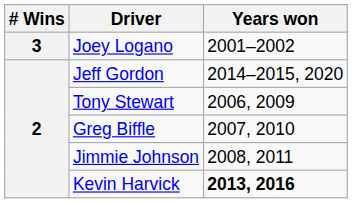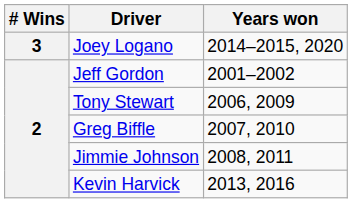(251, 46) 2001–2002 -> (275, 46) 2014–2015, 2020
(275, 74) 2014–2015, 2020 -> (251, 74) 2001–2002
(251, 185) bold -> (251, 185) normal
